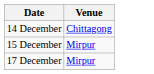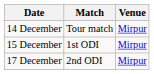+ column: (90, 12)
(89, 28) Chittagong -> (132, 28) Mirpur
